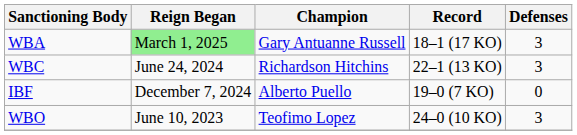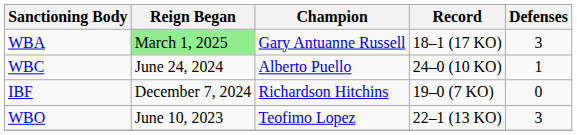(323, 67) Richardson Hitchins -> (305, 67) Alberto Puello
(457, 67) 22–1 (13 KO) -> (457, 67) 24–0 (10 KO)
(538, 67) 3 -> (538, 67) 1
(305, 92) Alberto Puello -> (323, 92) Richardson Hitchins
(457, 117) 24–0 (10 KO) -> (457, 117) 22–1 (13 KO)
